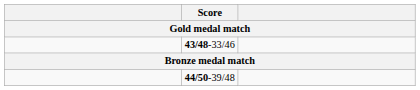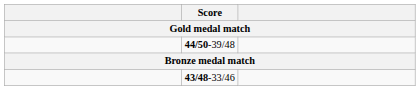rows swapped: (210, 77) <-> (210, 45)
